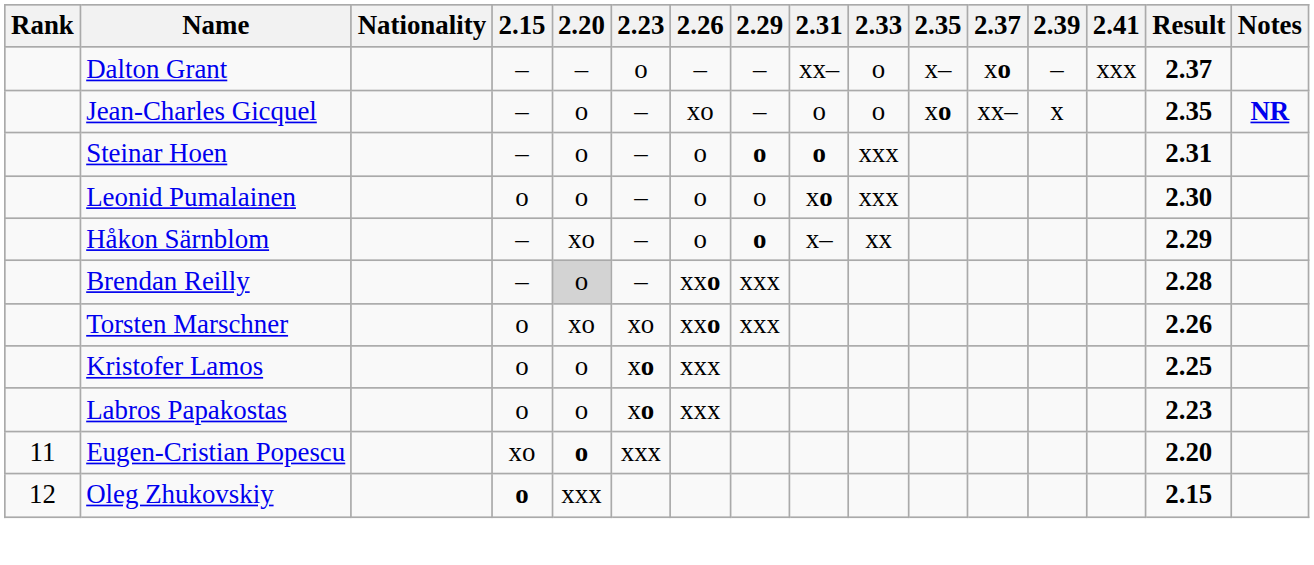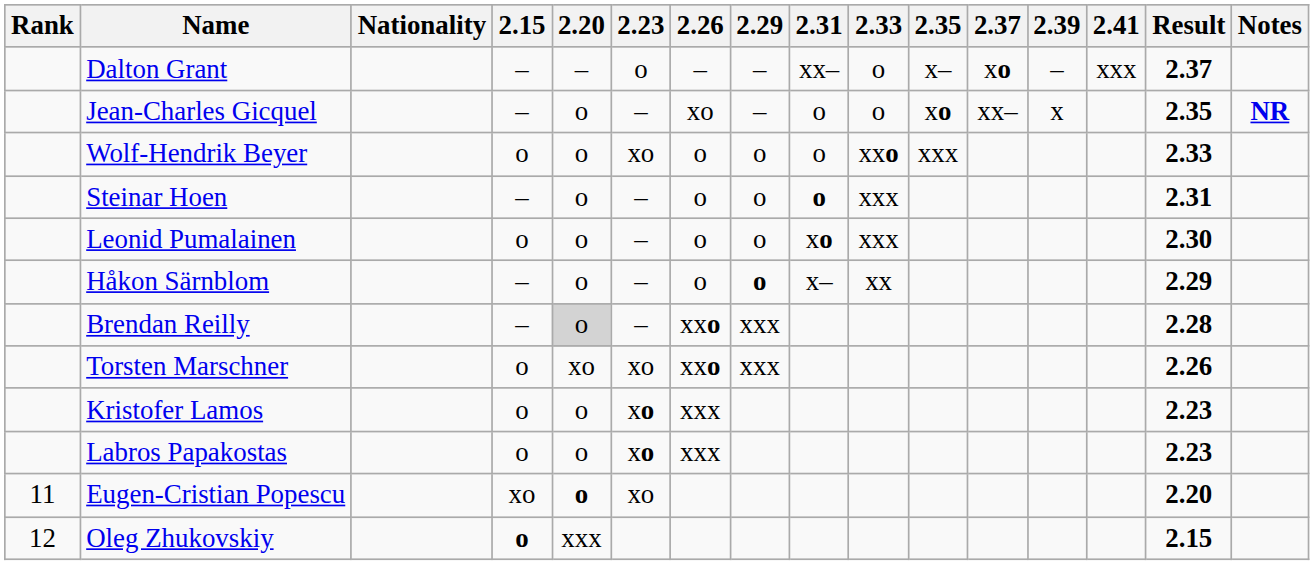+ row: (197, 153)
(760, 153) bold -> (760, 196) normal
(581, 238) xo -> (581, 281) o
(1189, 366) 2.25 -> (1189, 409) 2.23
(641, 452) xxx -> (641, 494) xo
